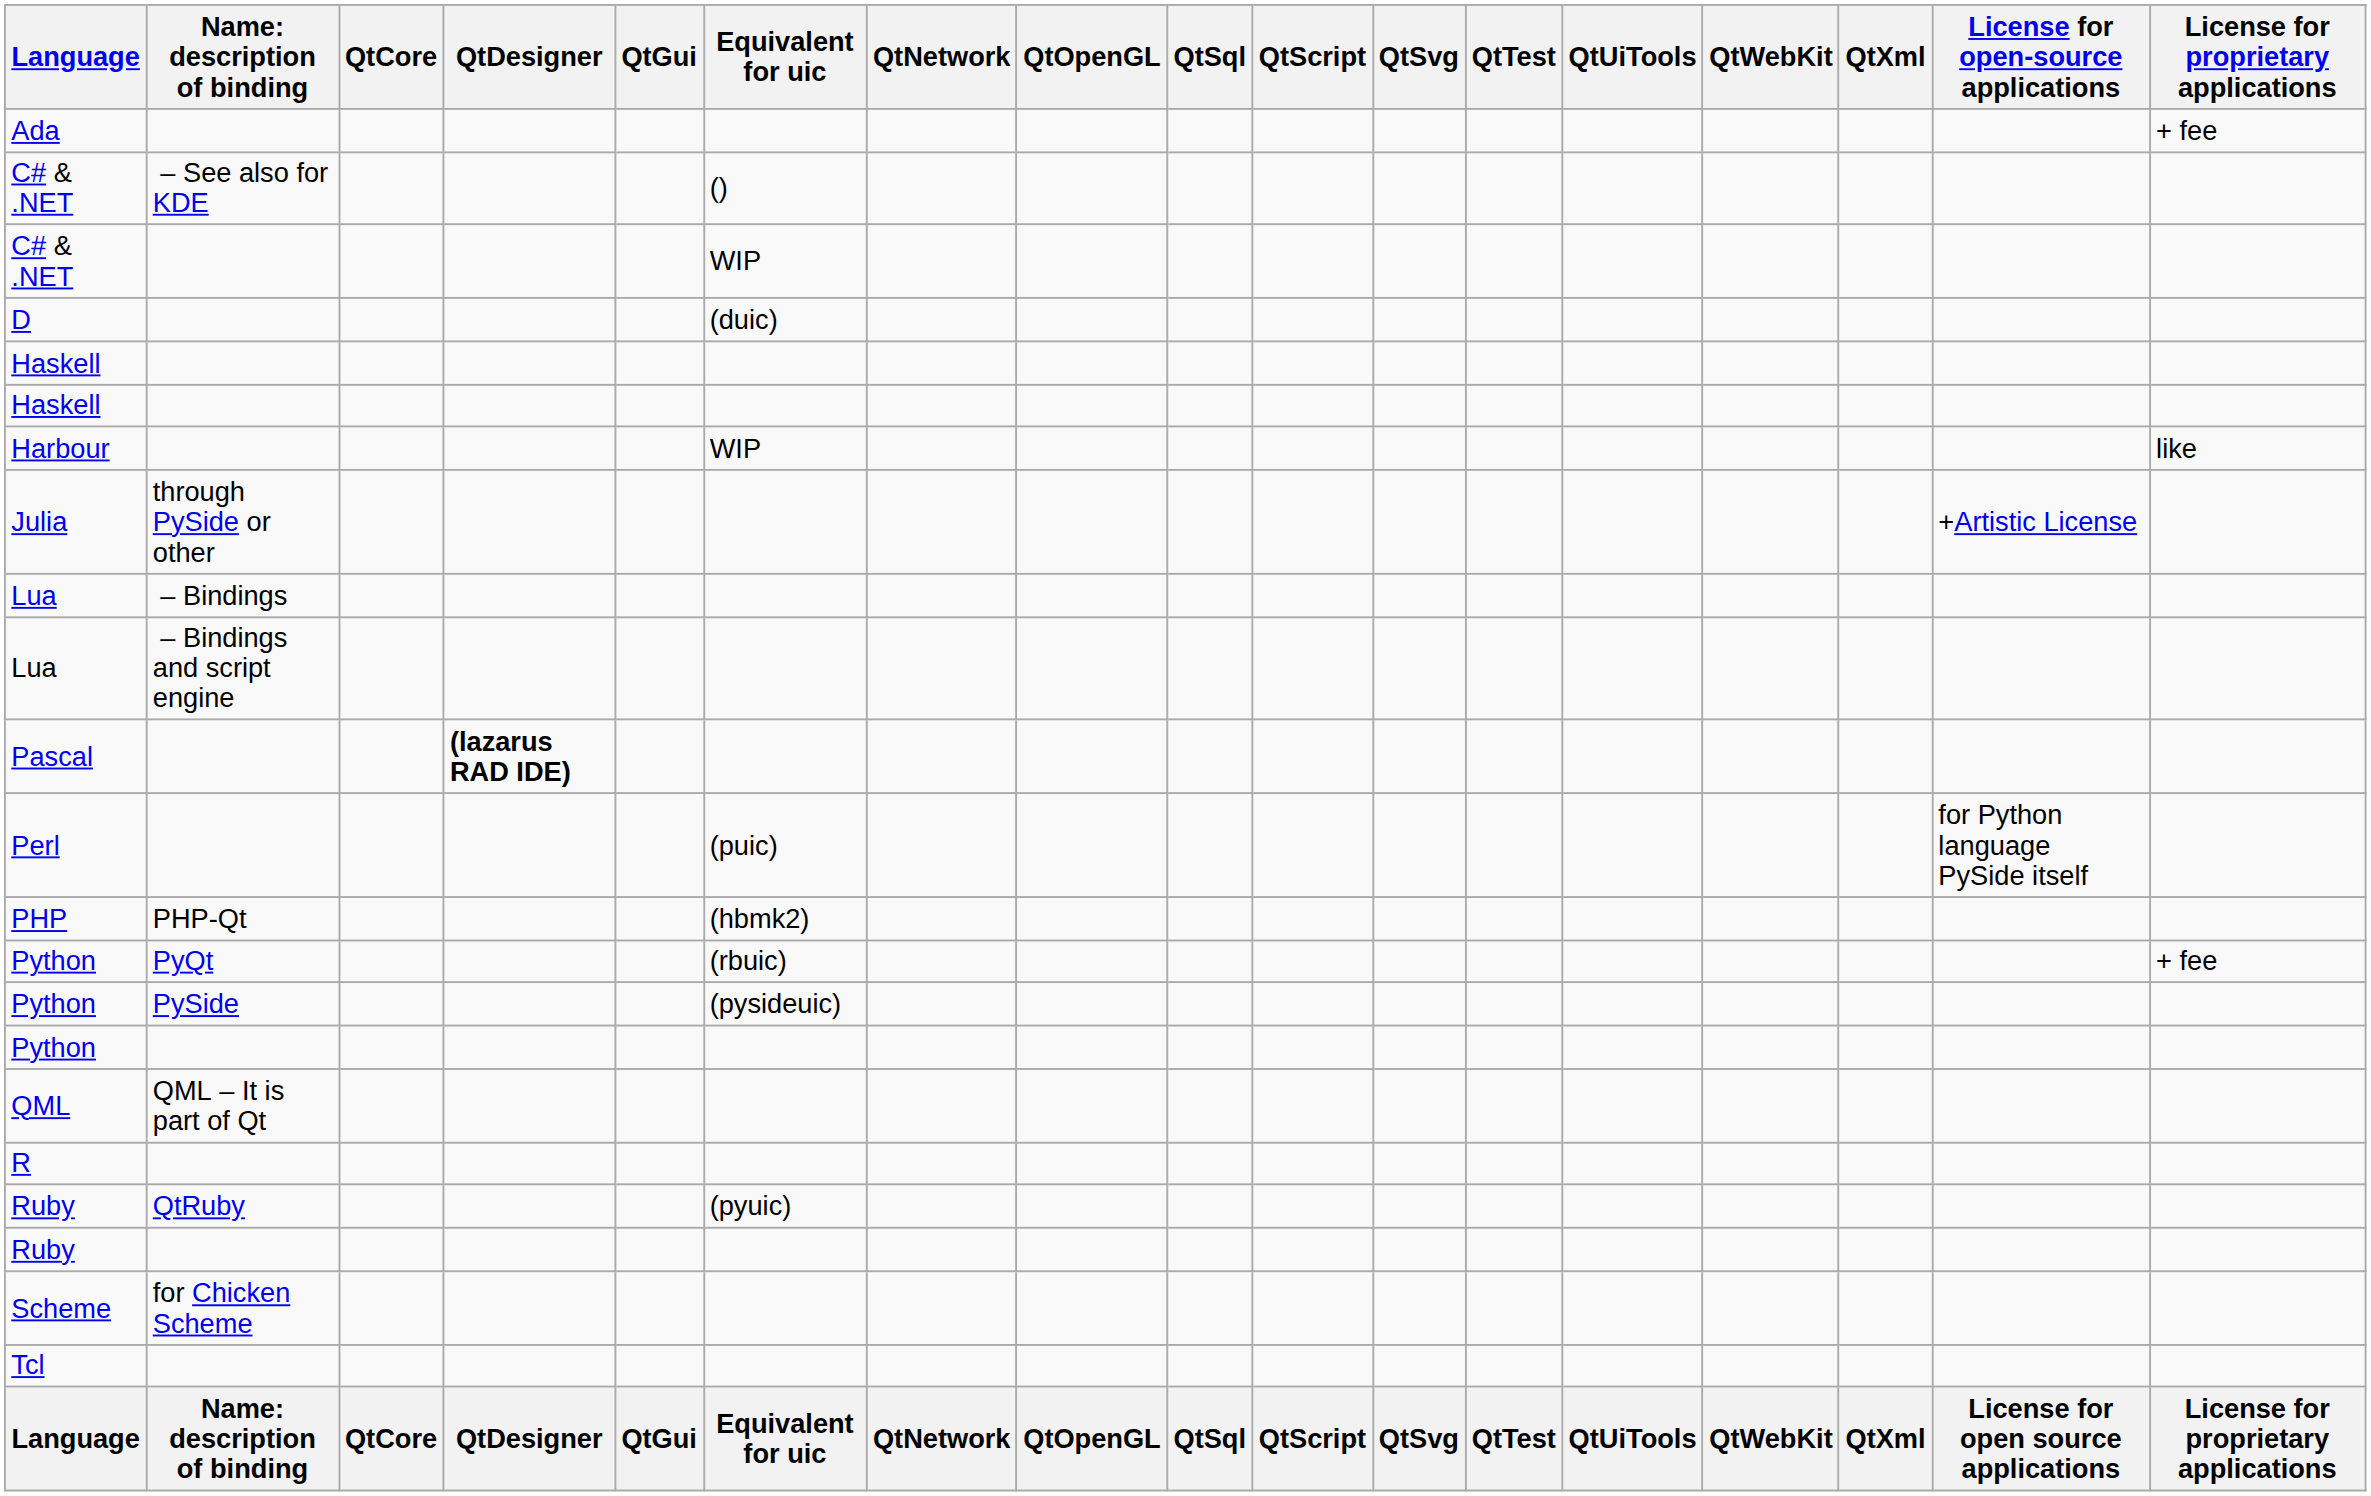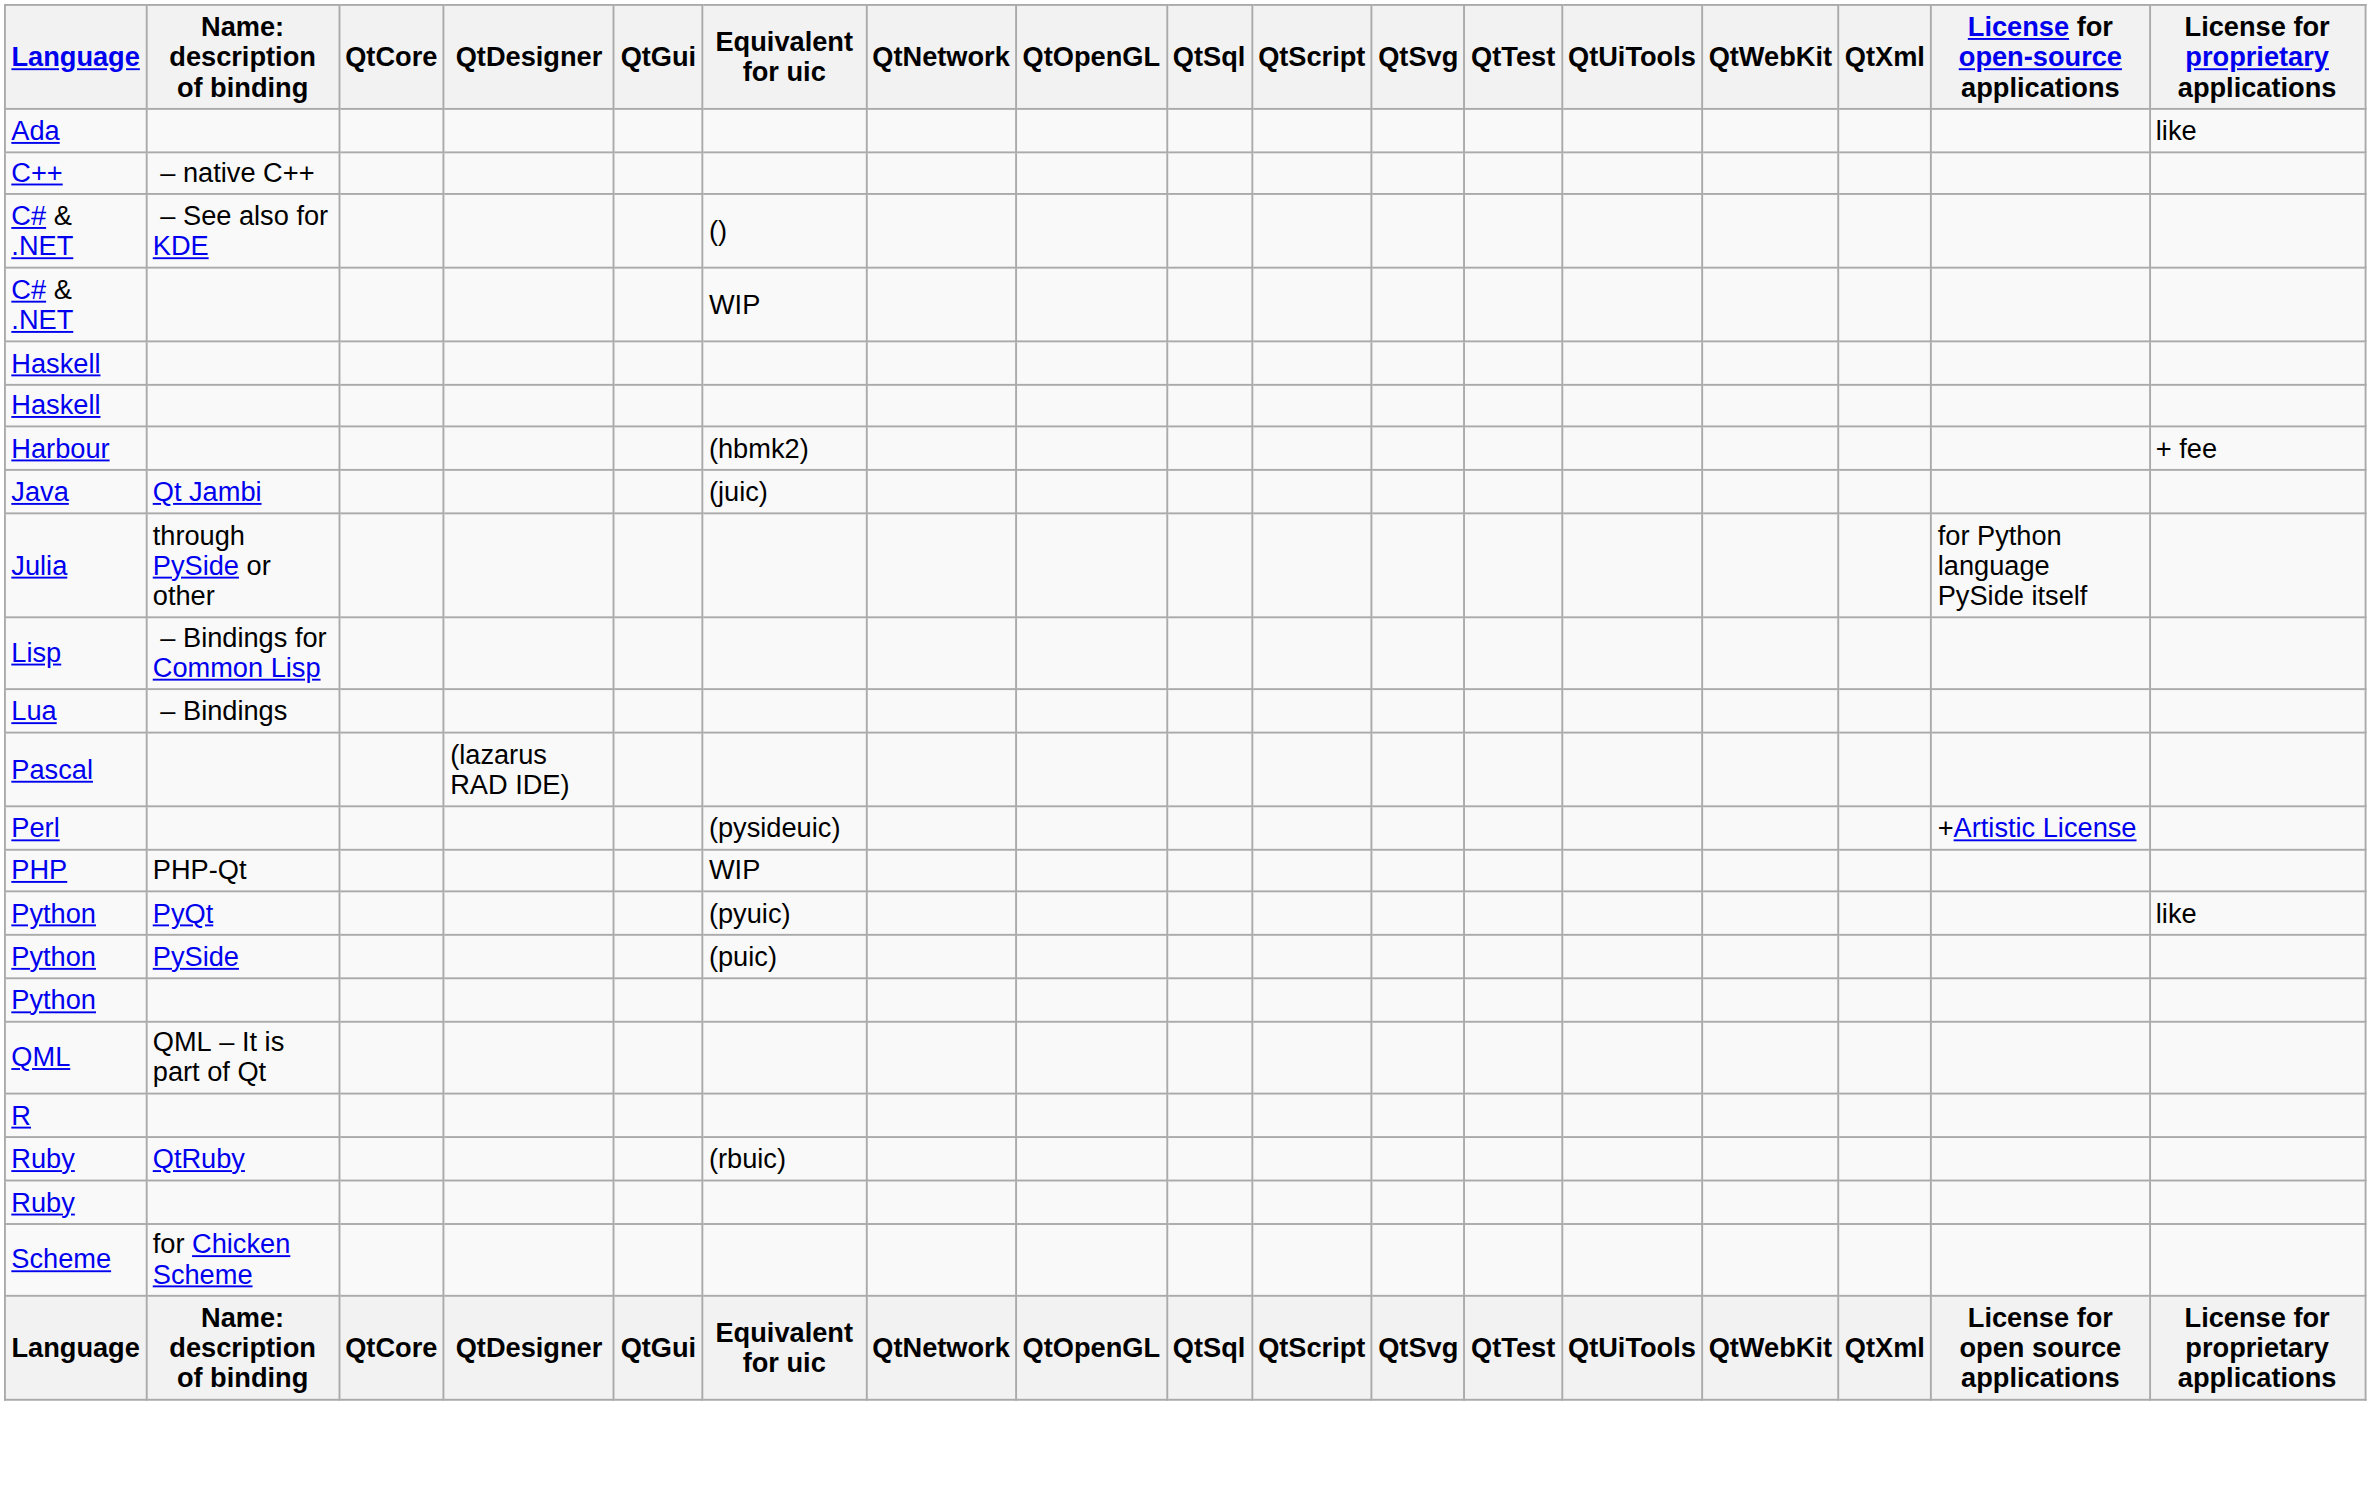(2187, 130) + fee -> (2176, 130) like
+ row: (37, 173)
- row: (21, 320)
(735, 449) WIP -> (759, 449) (hbmk2)
(2177, 449) like -> (2186, 449) + fee
+ row: (40, 492)
(2038, 522) +Artistic License -> (2013, 565) for Python language PySide itself
+ row: (36, 653)
- row: (34, 668)
(510, 757) bold -> (510, 770) normal
(744, 845) (puic) -> (775, 828) (pysideuic)
(2013, 845) for Python language PySide itself -> (2037, 828) +Artistic License
(760, 918) (hbmk2) -> (735, 871) WIP
(748, 961) (rbuic) -> (750, 914) (pyuic)
(2187, 961) + fee -> (2176, 914) like
(775, 1004) (pysideuic) -> (743, 957) (puic)
(750, 1207) (pyuic) -> (747, 1159) (rbuic)
- row: (28, 1366)
